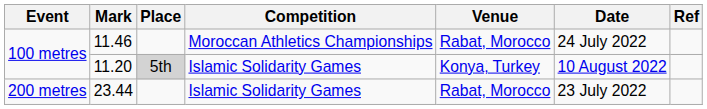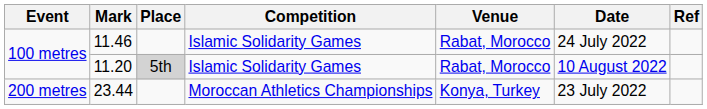(310, 41) Moroccan Athletics Championships -> (275, 41) Islamic Solidarity Games
(490, 66) Konya, Turkey -> (495, 66) Rabat, Morocco
(275, 91) Islamic Solidarity Games -> (310, 91) Moroccan Athletics Championships
(495, 91) Rabat, Morocco -> (490, 91) Konya, Turkey
